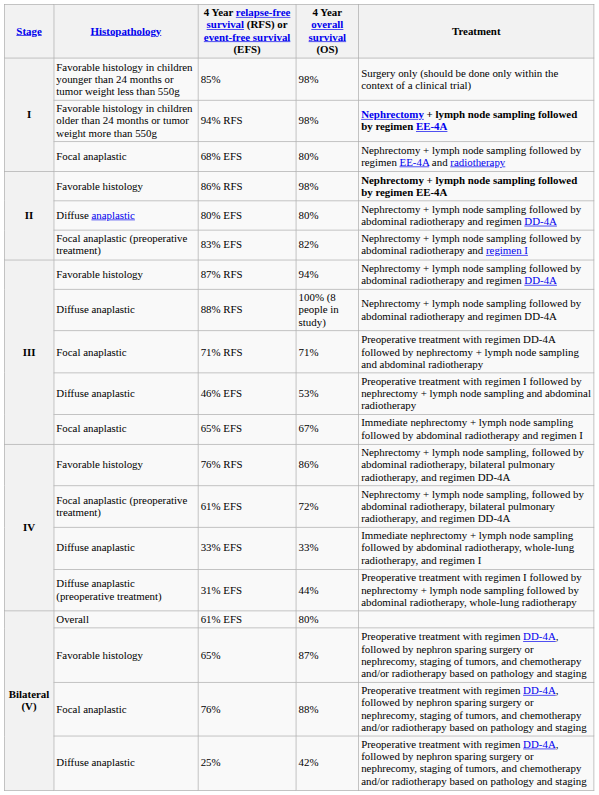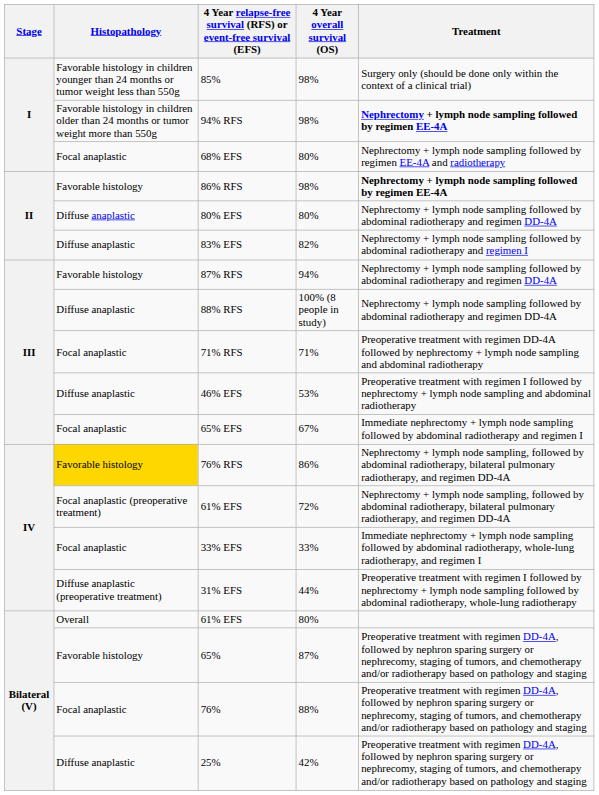(122, 245) Focal anaplastic (preoperative treatment) -> (96, 245) Diffuse anaplastic
(100, 464) no background -> (100, 464) gold background
(96, 548) Diffuse anaplastic -> (91, 548) Focal anaplastic
